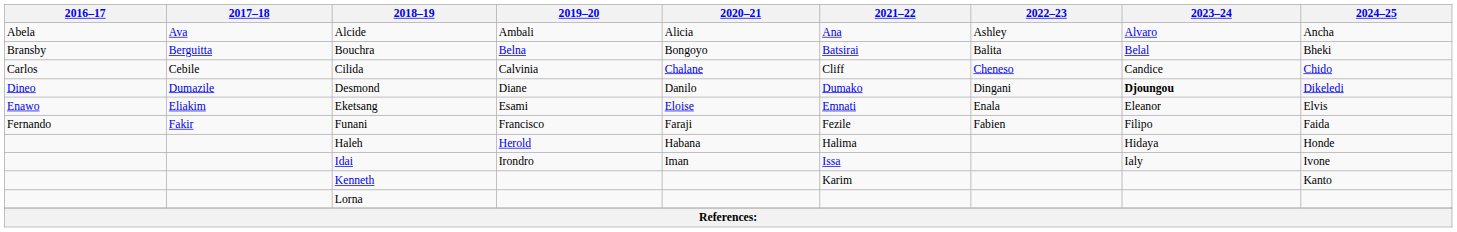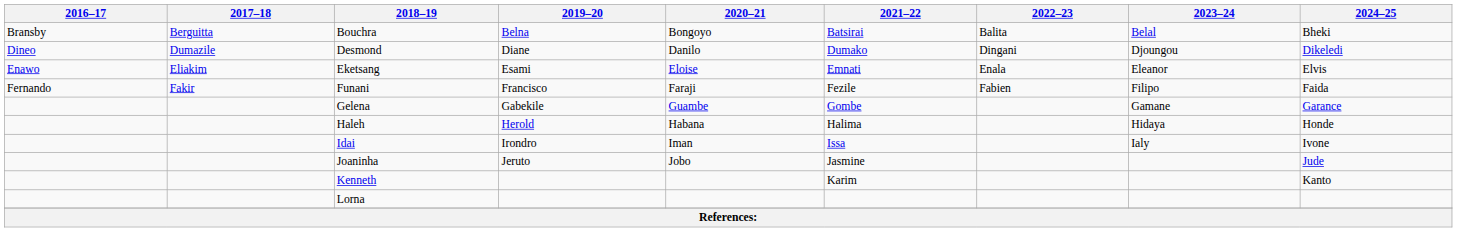- row: (350, 32)
- row: (349, 69)
(1149, 87) bold -> (1155, 50) normal
+ row: (353, 106)
+ row: (358, 161)
